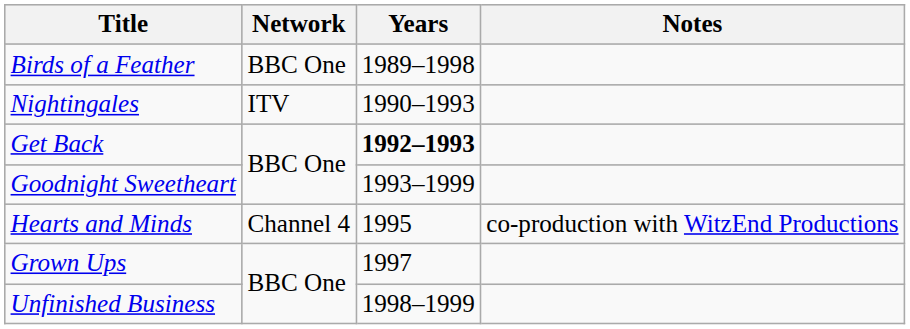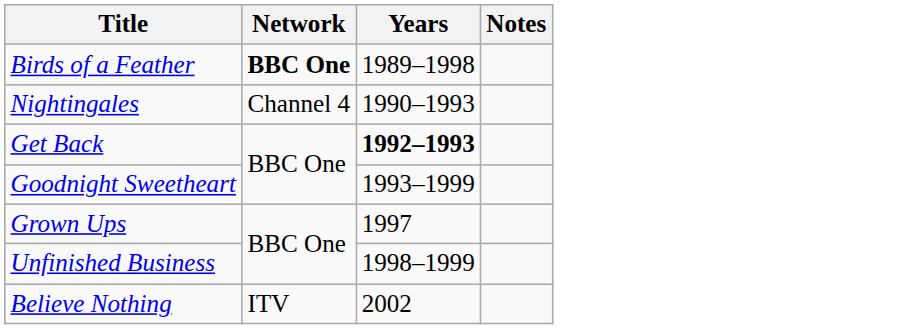(297, 64) normal -> (299, 64) bold
(268, 104) ITV -> (299, 104) Channel 4
- row: (101, 223)
+ row: (91, 303)
